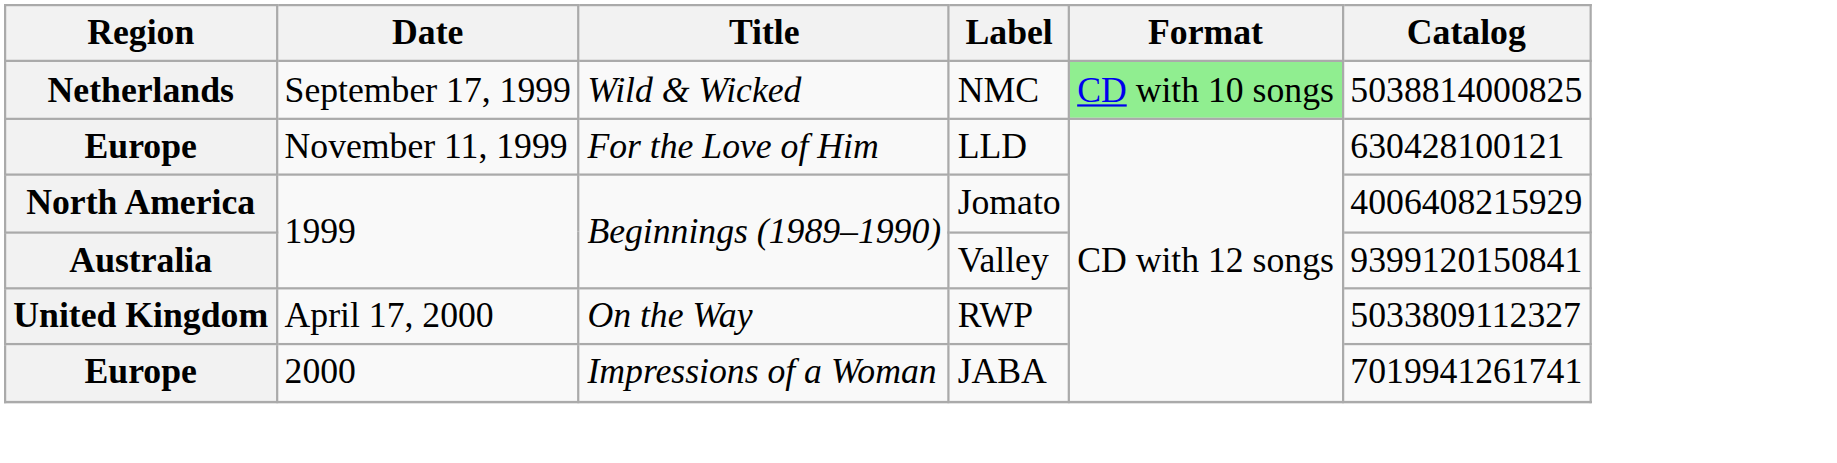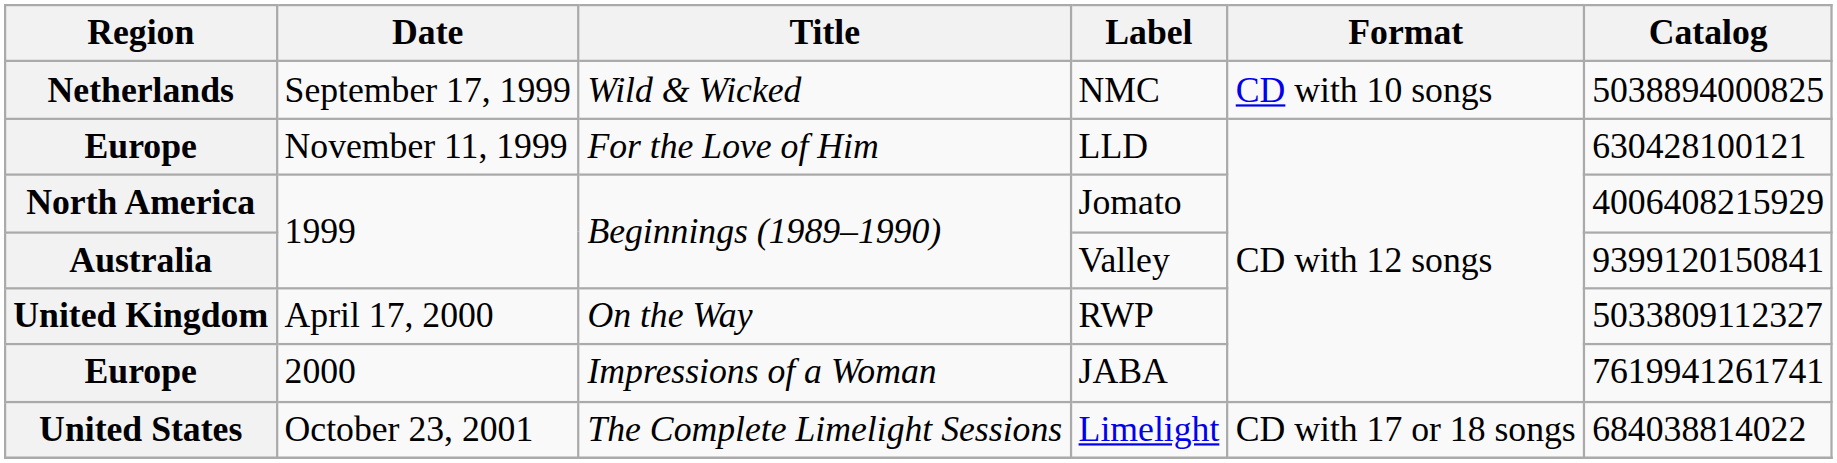(1206, 89) lightgreen background -> (1364, 89) no background
(1466, 89) 5038814000825 -> (1708, 89) 5038894000825
(1466, 372) 7019941261741 -> (1708, 372) 7619941261741
+ row: (1149, 428)
